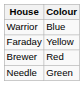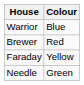rows swapped: (24, 42) <-> (22, 57)
